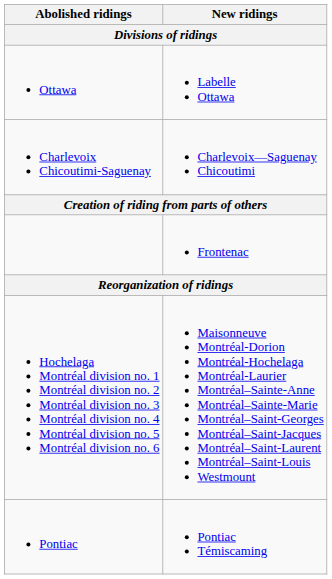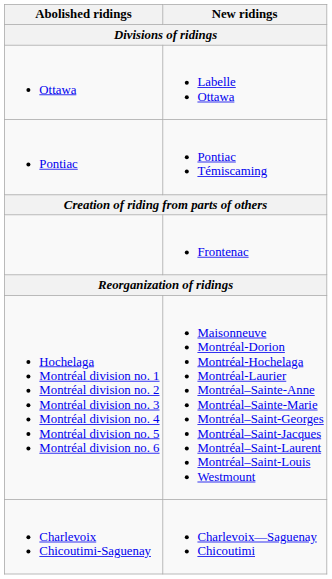rows swapped: (83, 544) <-> (83, 164)
